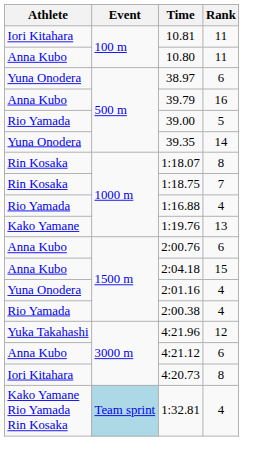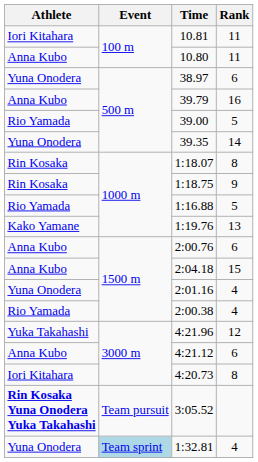(221, 184) 7 -> (234, 184) 9
(221, 205) 4 -> (234, 205) 5
+ row: (194, 411)
(43, 411) Kako Yamane Rio Yamada Rin Kosaka -> (44, 447) Yuna Onodera
